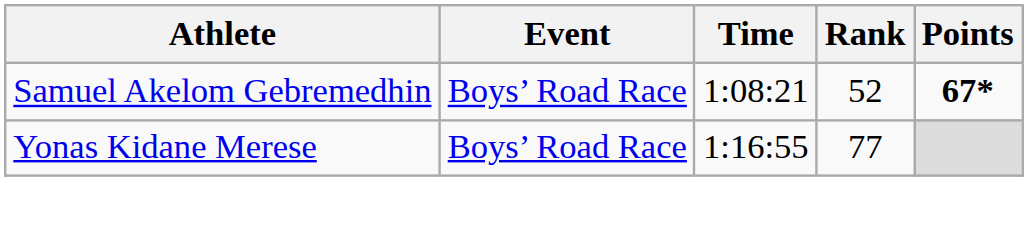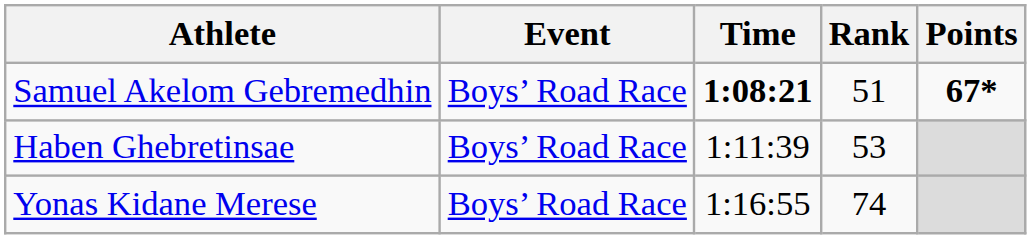(756, 90) normal -> (758, 90) bold
(865, 90) 52 -> (869, 90) 51
+ row: (154, 147)
(865, 147) 77 -> (869, 204) 74
